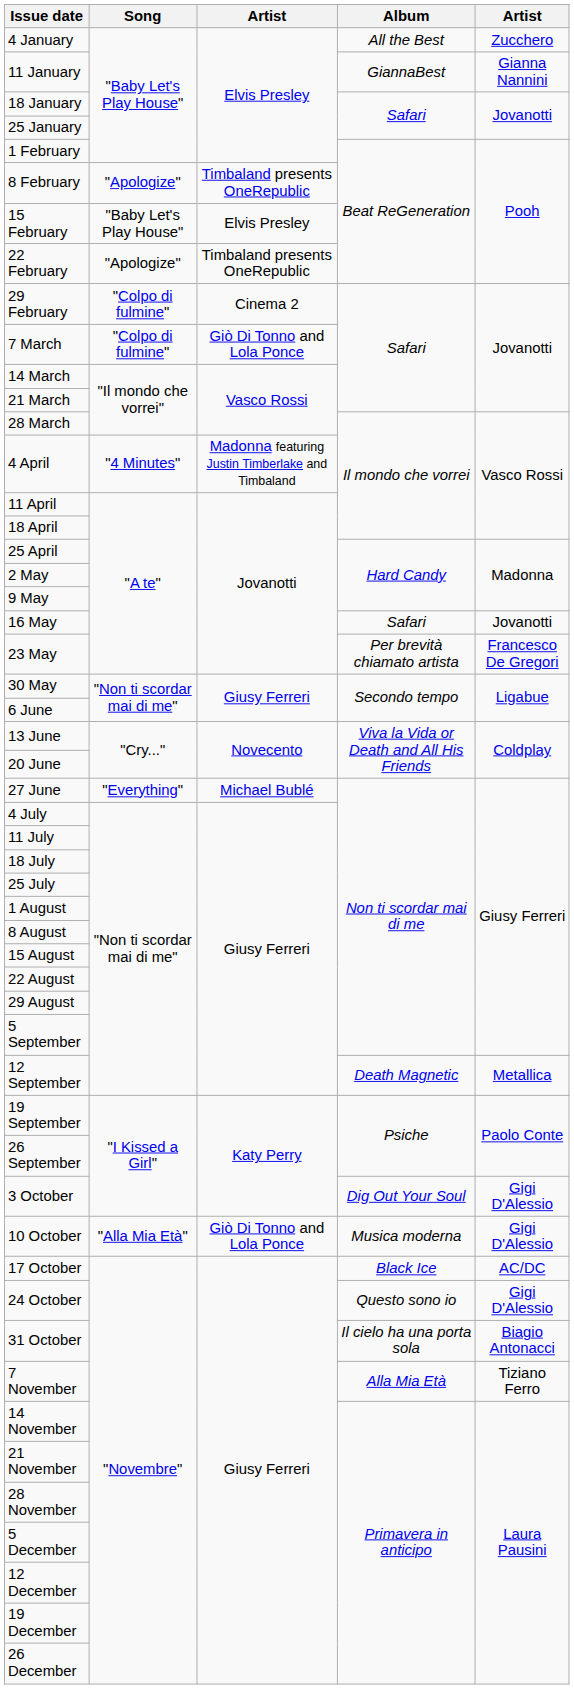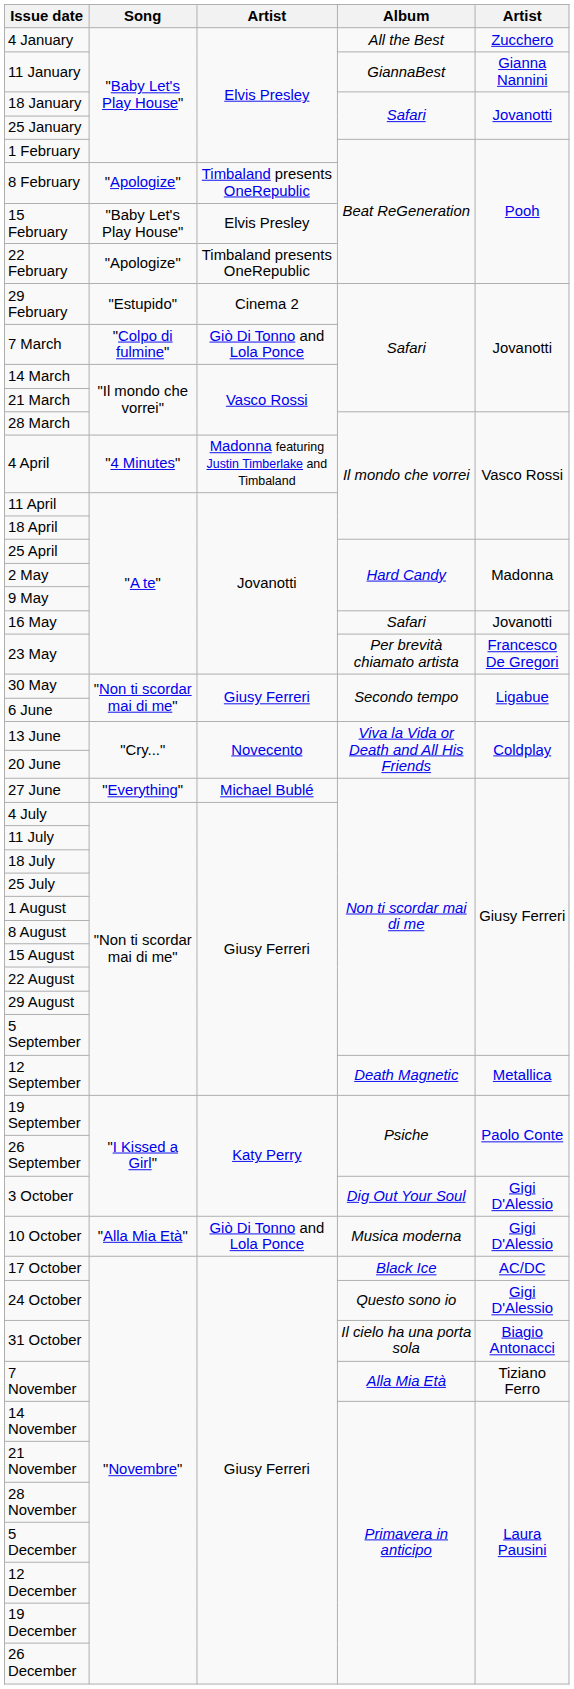(143, 304) "Colpo di fulmine" -> (143, 304) "Estupido"
